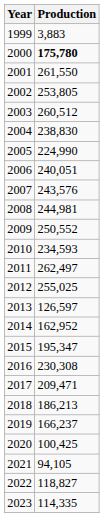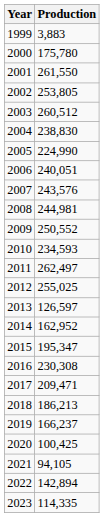(58, 53) bold -> (58, 53) normal
(57, 483) 118,827 -> (58, 483) 142,894
